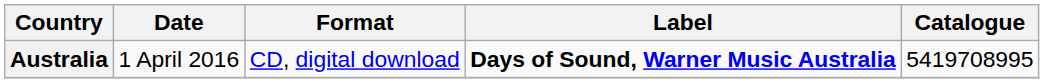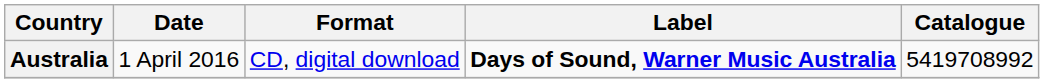(970, 58) 5419708995 -> (970, 58) 5419708992
